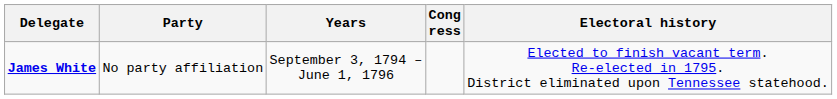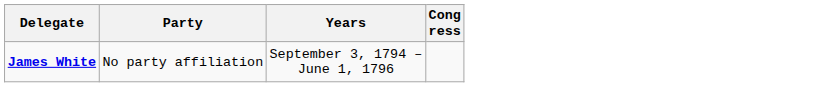- column: (648, 23)
